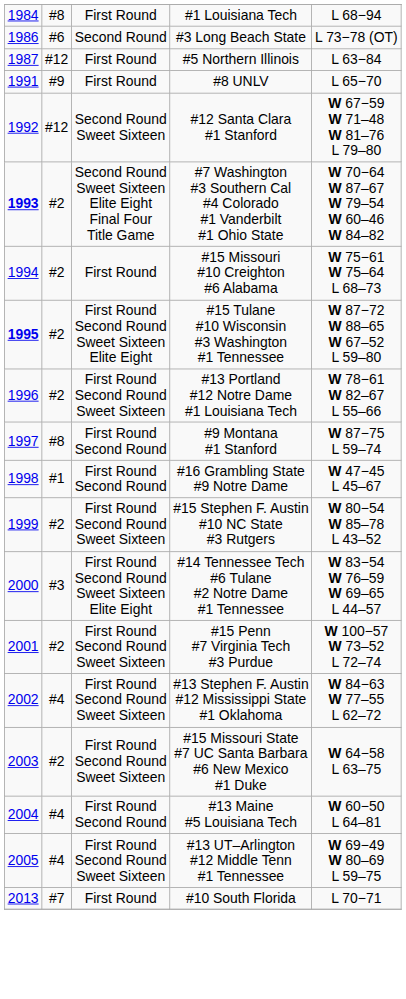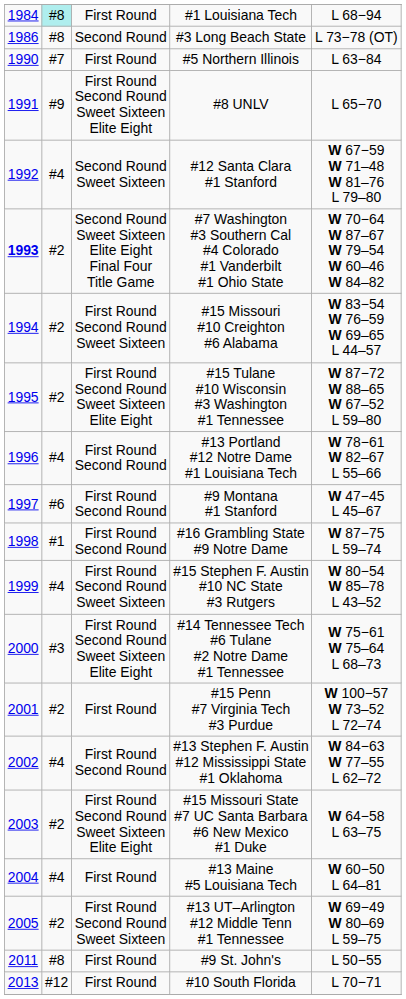(57, 15) no background -> (57, 15) paleturquoise background
(57, 37) #6 -> (57, 37) #8
(23, 59) 1987 -> (23, 59) 1990
(57, 59) #12 -> (57, 59) #7
(121, 81) First Round -> (121, 105) First Round Second Round Sweet Sixteen Elite Eight
(57, 127) #12 -> (57, 174) #4
(121, 273) First Round -> (121, 328) First Round Second Round Sweet Sixteen
(356, 273) W 75−61 W 75–64 L 68–73 -> (356, 328) W 83−54 W 76–59 W 69–65 L 44–57
(23, 334) bold -> (23, 397) normal
(57, 395) #2 -> (57, 458) #4
(121, 395) First Round Second Round Sweet Sixteen -> (121, 458) First Round Second Round
(57, 441) #8 -> (57, 503) #6
(356, 441) W 87−75 L 59–74 -> (356, 503) W 47−45 L 45–67
(356, 479) W 47−45 L 45–67 -> (356, 541) W 87−75 L 59–74
(57, 524) #2 -> (57, 587) #4
(356, 585) W 83−54 W 76–59 W 69–65 L 44–57 -> (356, 648) W 75−61 W 75–64 L 68–73
(121, 647) First Round Second Round Sweet Sixteen -> (121, 709) First Round
(121, 700) First Round Second Round Sweet Sixteen -> (121, 763) First Round Second Round
(121, 761) First Round Second Round Sweet Sixteen -> (121, 824) First Round Second Round Sweet Sixteen Elite Eight
(121, 815) First Round Second Round -> (121, 877) First Round
(57, 860) #4 -> (57, 923) #2
+ row: (241, 961)
(57, 898) #7 -> (57, 983) #12
